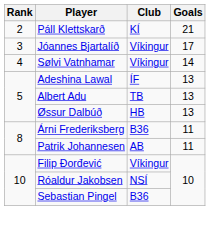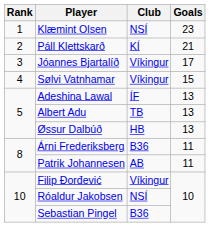+ row: (72, 29)
(188, 63) 14 -> (188, 79) 15
